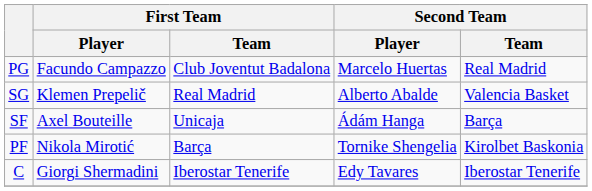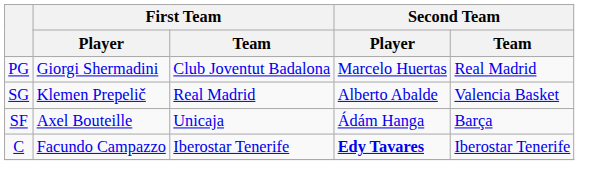(101, 69) Facundo Campazzo -> (97, 69) Giorgi Shermadini
- row: (19, 146)
(97, 172) Giorgi Shermadini -> (101, 146) Facundo Campazzo
(378, 172) normal -> (381, 146) bold
